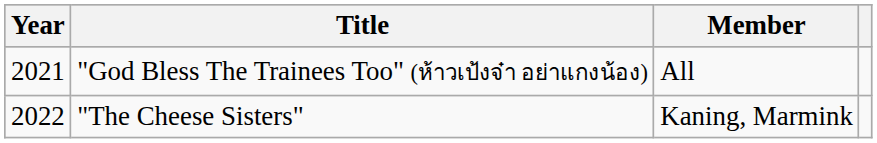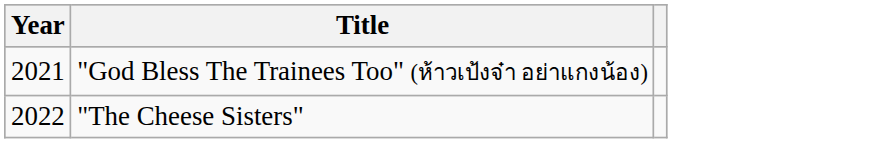- column: (757, 25)
